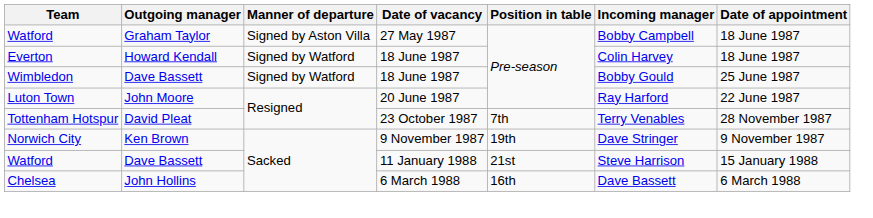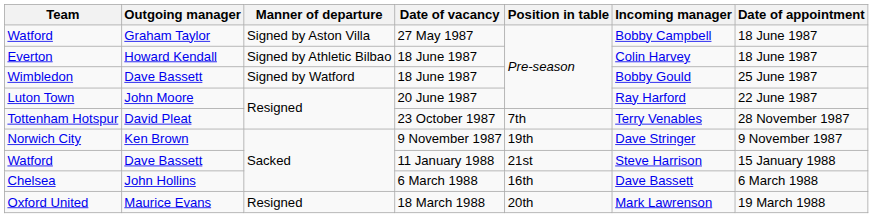(301, 56) Signed by Watford -> (319, 56) Signed by Athletic Bilbao
+ row: (48, 202)
